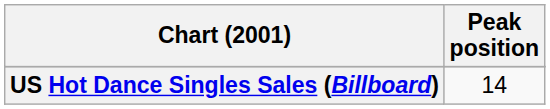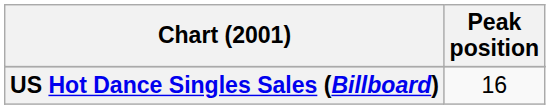(494, 85) 14 -> (494, 85) 16
